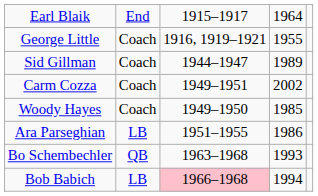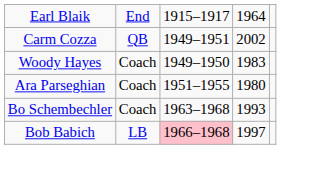- row: (60, 39)
- row: (60, 62)
(138, 86) Coach -> (138, 39) QB
(288, 109) 1985 -> (251, 62) 1983
(138, 132) LB -> (138, 86) Coach
(288, 132) 1986 -> (251, 86) 1980
(138, 156) QB -> (138, 109) Coach
(288, 179) 1994 -> (251, 132) 1997
